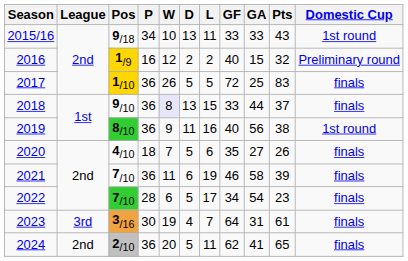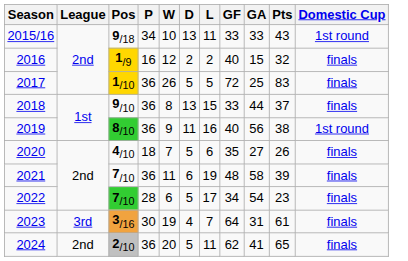(349, 59) Preliminary round -> (342, 59) finals
(169, 106) lavender background -> (169, 106) no background
(232, 175) 46 -> (232, 175) 48
